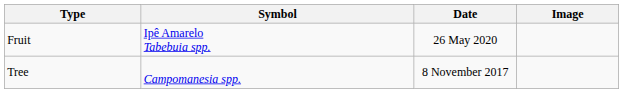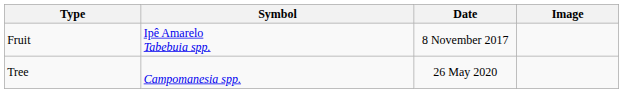(465, 39) 26 May 2020 -> (465, 39) 8 November 2017
(465, 72) 8 November 2017 -> (465, 72) 26 May 2020
